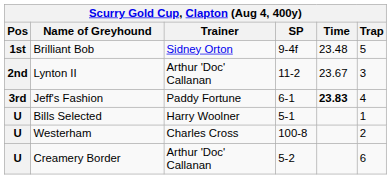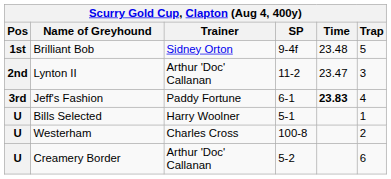(333, 73) 23.67 -> (333, 73) 23.47
